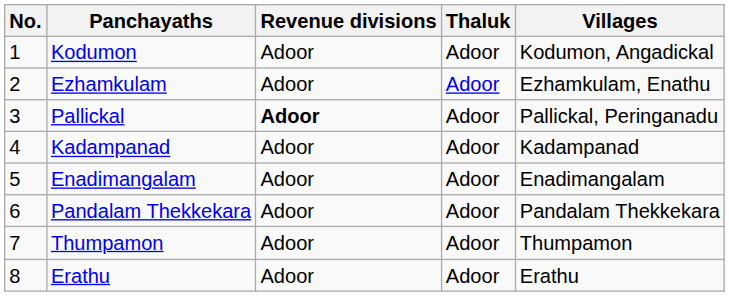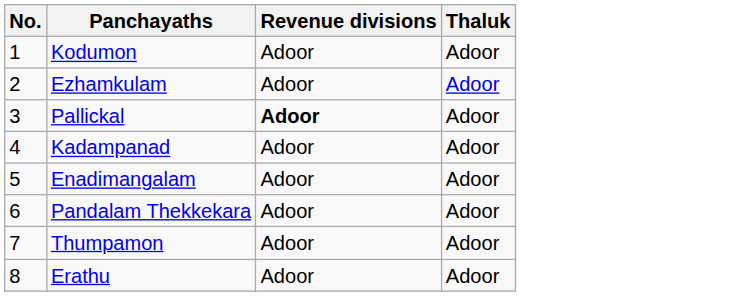- column: (620, 21)
